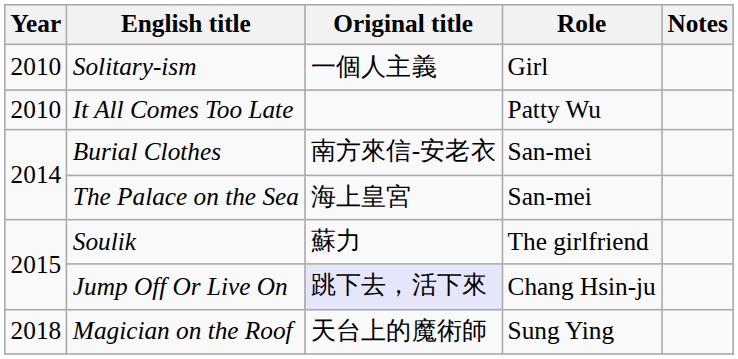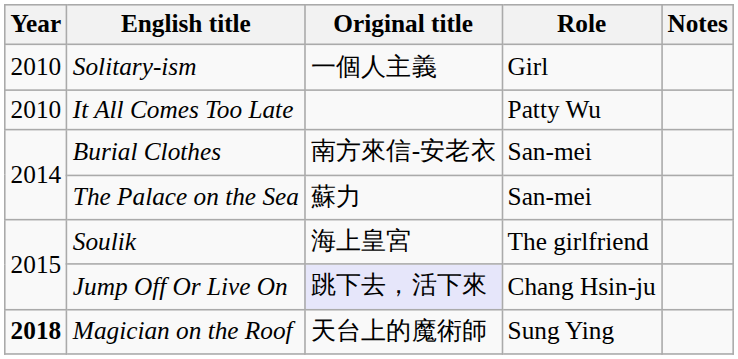(361, 195) 海上皇宮 -> (336, 195) 蘇力
(336, 240) 蘇力 -> (361, 240) 海上皇宮
(36, 331) normal -> (36, 331) bold
